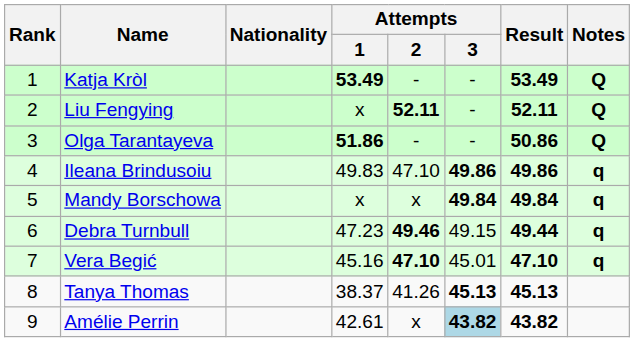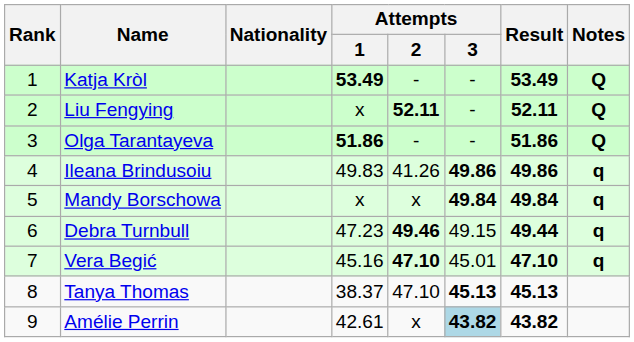(534, 140) 50.86 -> (534, 140) 51.86
(416, 170) 47.10 -> (416, 170) 41.26
(416, 291) 41.26 -> (416, 291) 47.10
